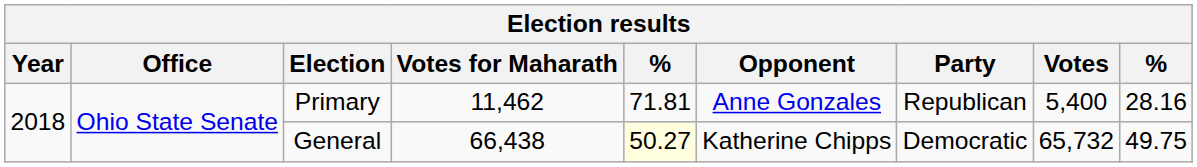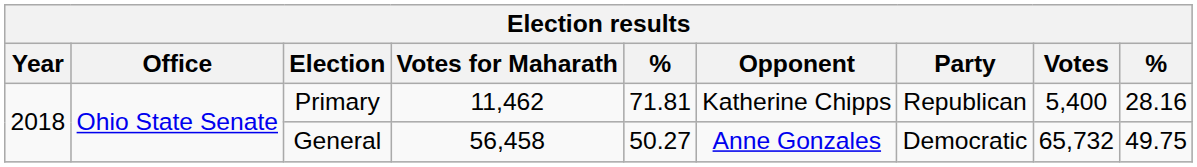(797, 102) Anne Gonzales -> (797, 102) Katherine Chipps
(507, 141) 66,438 -> (507, 141) 56,458
(660, 141) lightyellow background -> (660, 141) no background
(797, 141) Katherine Chipps -> (797, 141) Anne Gonzales
